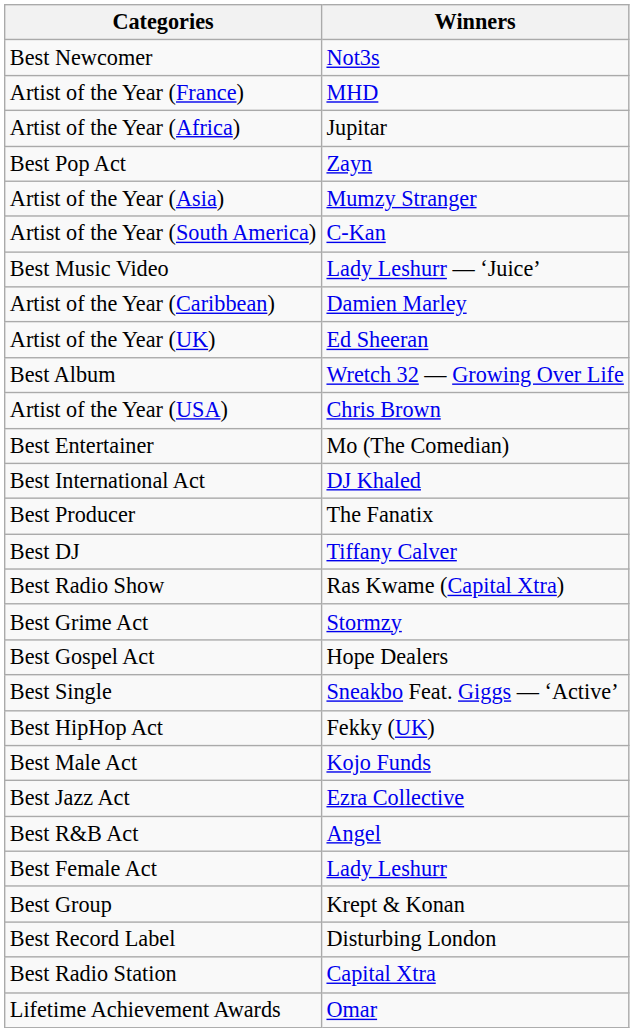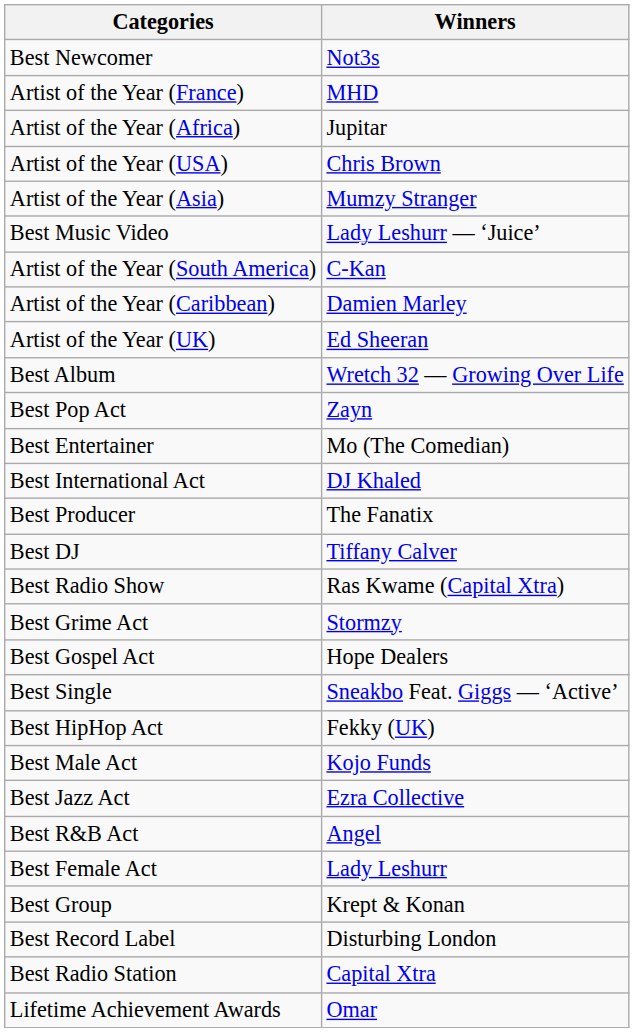rows swapped: (119, 410) <-> (68, 163)
rows swapped: (163, 233) <-> (89, 269)
